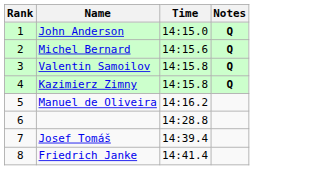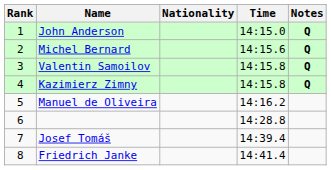+ column: (198, 13)
